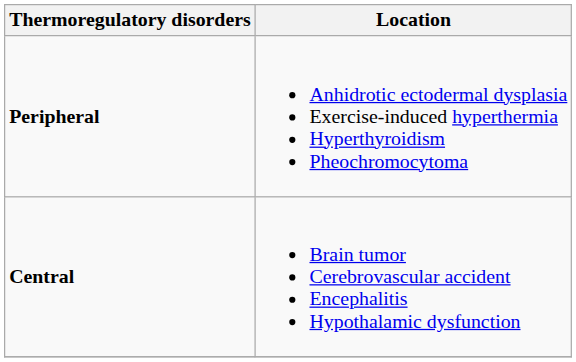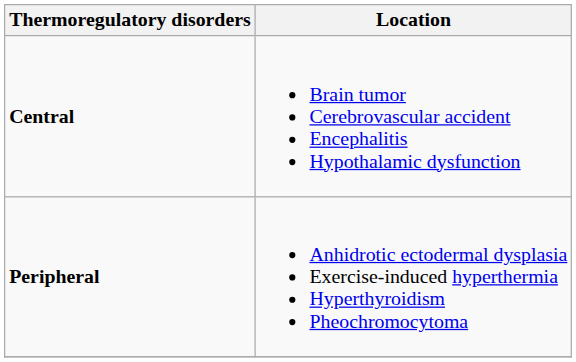rows swapped: (42, 276) <-> (54, 116)
